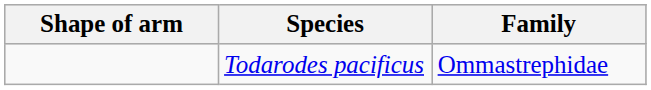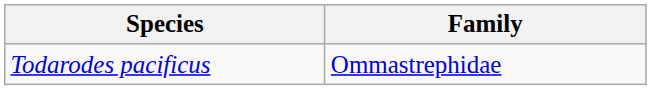- column: (112, 24)
